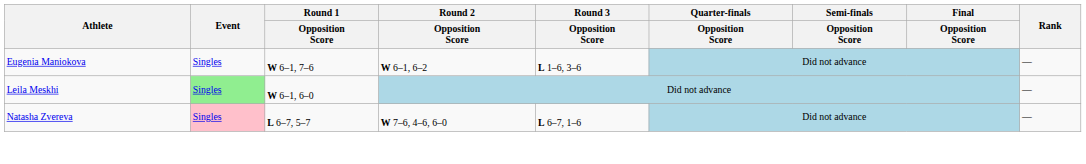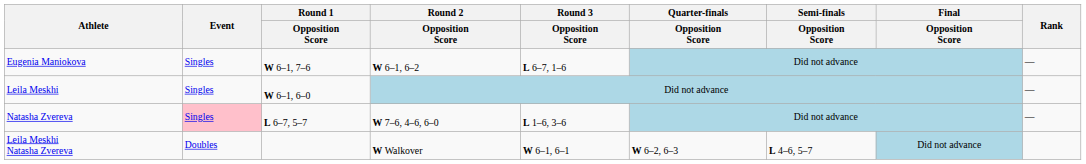(560, 68) L 1–6, 3–6 -> (545, 68) L 6–7, 1–6
(207, 90) lightgreen background -> (199, 90) no background
(560, 123) L 6–7, 1–6 -> (545, 123) L 1–6, 3–6
+ row: (40, 145)
